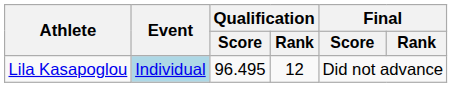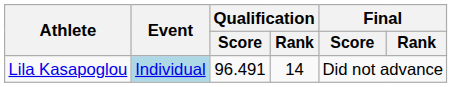(240, 69) 96.495 -> (240, 69) 96.491
(295, 69) 12 -> (295, 69) 14
